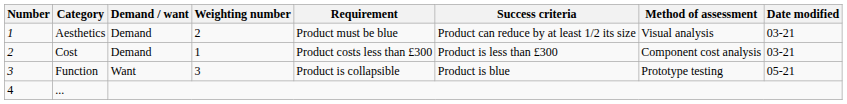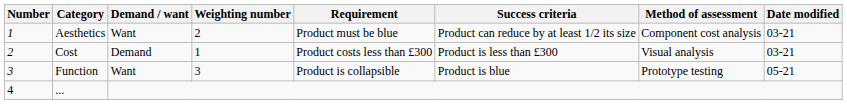(131, 33) Demand -> (123, 33) Want
(677, 33) Visual analysis -> (701, 33) Component cost analysis
(701, 52) Component cost analysis -> (677, 52) Visual analysis
